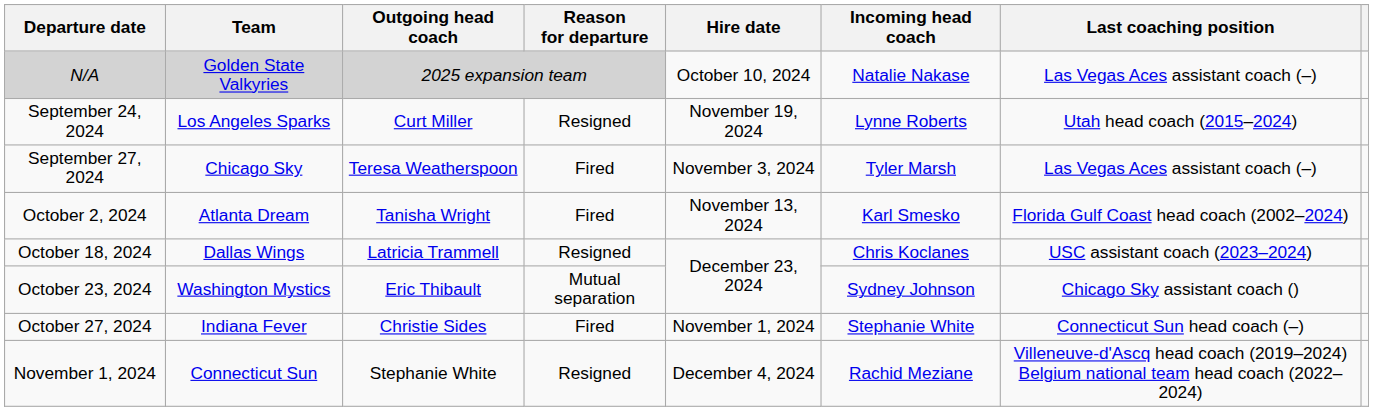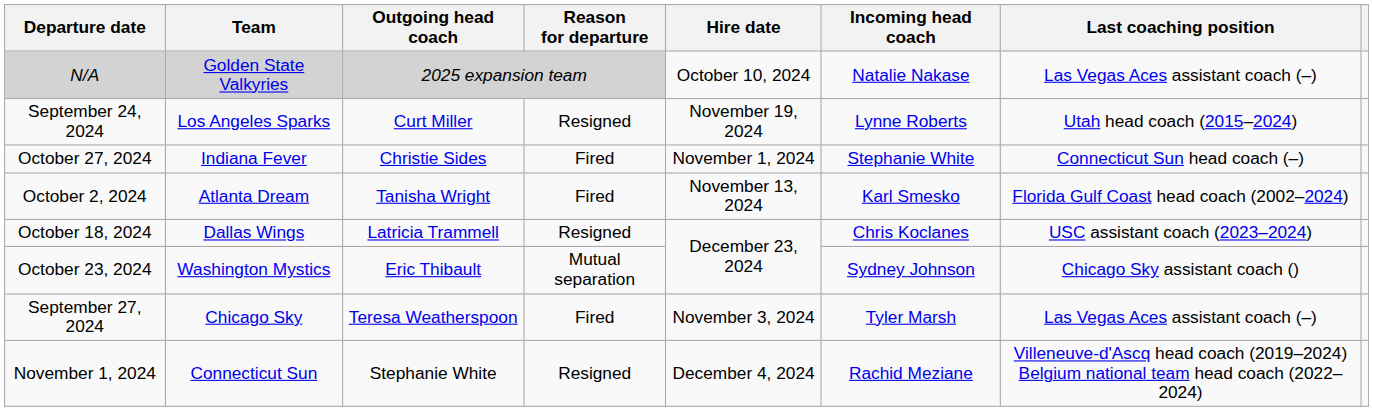rows swapped: (85, 168) <-> (85, 326)
